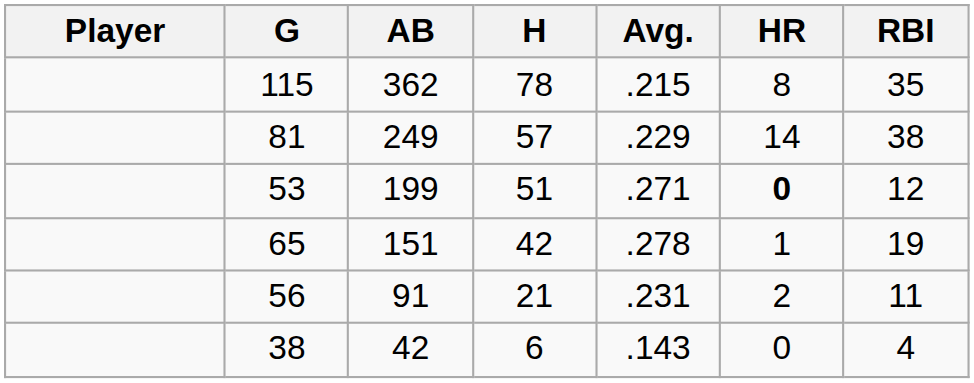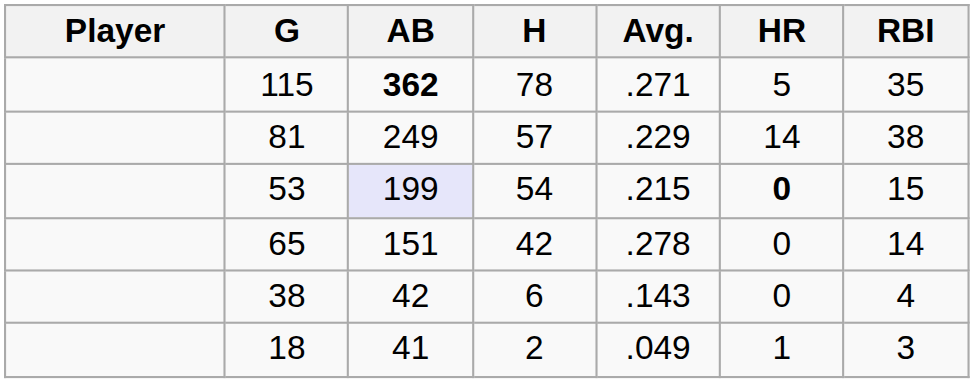(411, 84) normal -> (411, 84) bold
(658, 84) .215 -> (658, 84) .271
(782, 84) 8 -> (782, 84) 5
(411, 190) no background -> (411, 190) lavender background
(534, 190) 51 -> (534, 190) 54
(658, 190) .271 -> (658, 190) .215
(906, 190) 12 -> (906, 190) 15
(782, 243) 1 -> (782, 243) 0
(906, 243) 19 -> (906, 243) 14
- row: (287, 296)
+ row: (287, 349)
